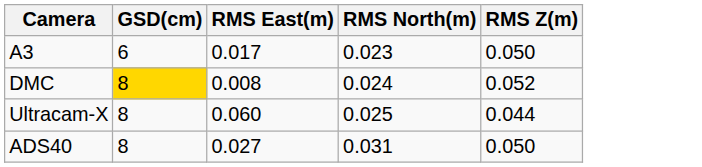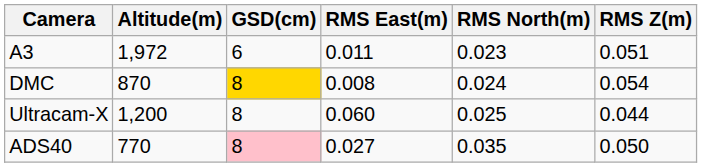+ column: (170, 20)
(236, 51) 0.017 -> (350, 51) 0.011
(510, 51) 0.050 -> (624, 51) 0.051
(510, 83) 0.052 -> (624, 83) 0.054
(123, 146) no background -> (237, 146) pink background
(368, 146) 0.031 -> (482, 146) 0.035
